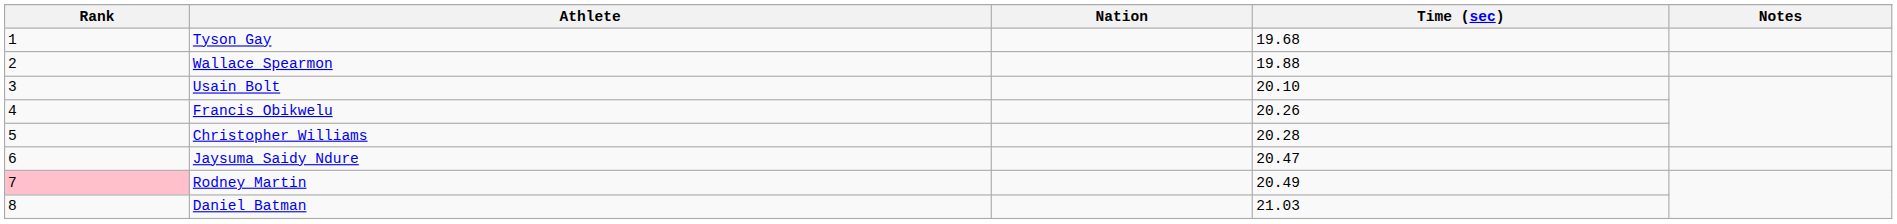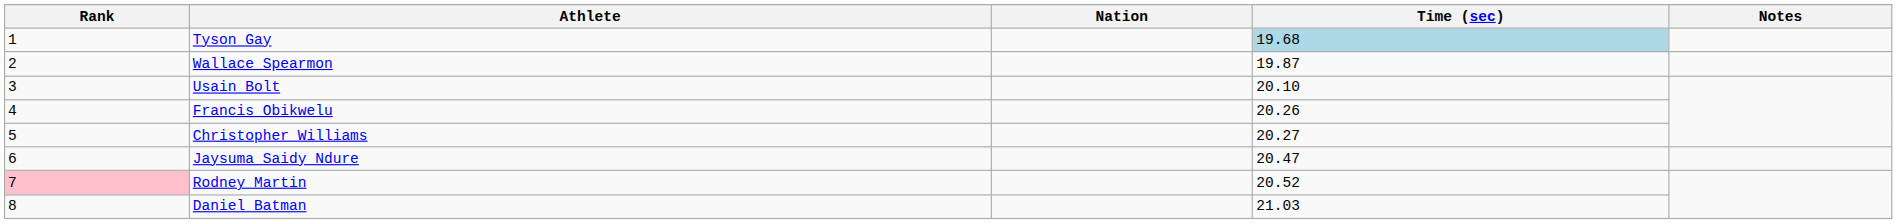(1278, 40) no background -> (1278, 40) lightblue background
(1278, 64) 19.88 -> (1278, 64) 19.87
(1278, 135) 20.28 -> (1278, 135) 20.27
(1278, 183) 20.49 -> (1278, 183) 20.52
